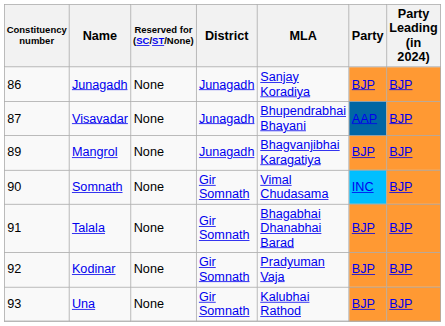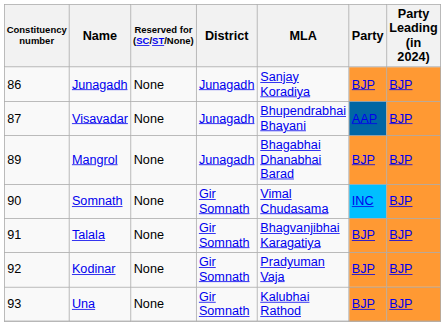(300, 152) Bhagvanjibhai Karagatiya -> (291, 159) Bhagabhai Dhanabhai Barad
(291, 228) Bhagabhai Dhanabhai Barad -> (300, 235) Bhagvanjibhai Karagatiya
